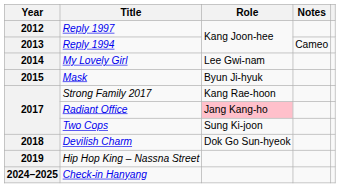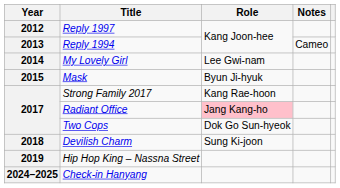(233, 126) Sung Ki-joon -> (247, 126) Dok Go Sun-hyeok
(247, 142) Dok Go Sun-hyeok -> (233, 142) Sung Ki-joon
